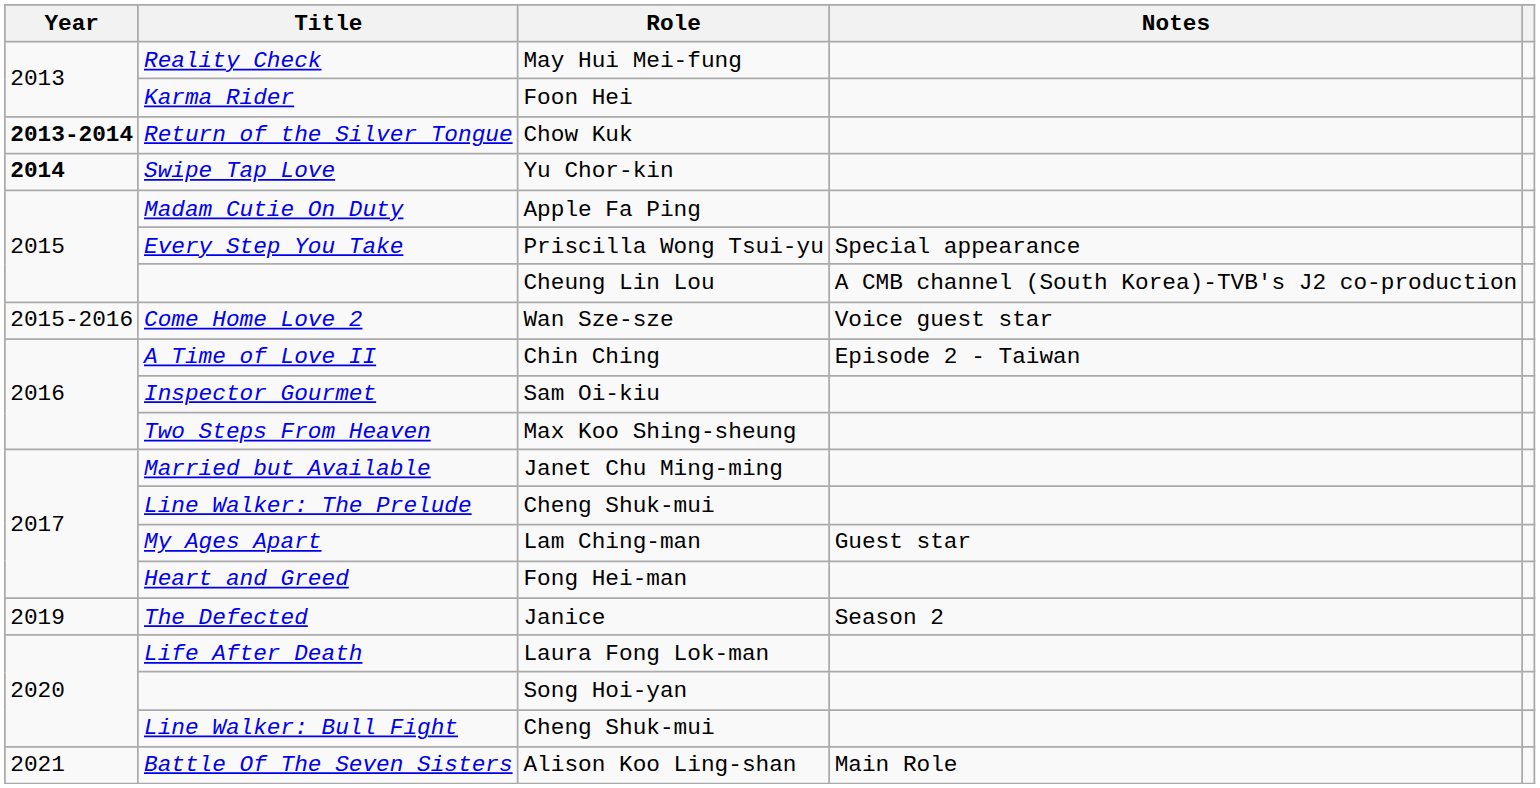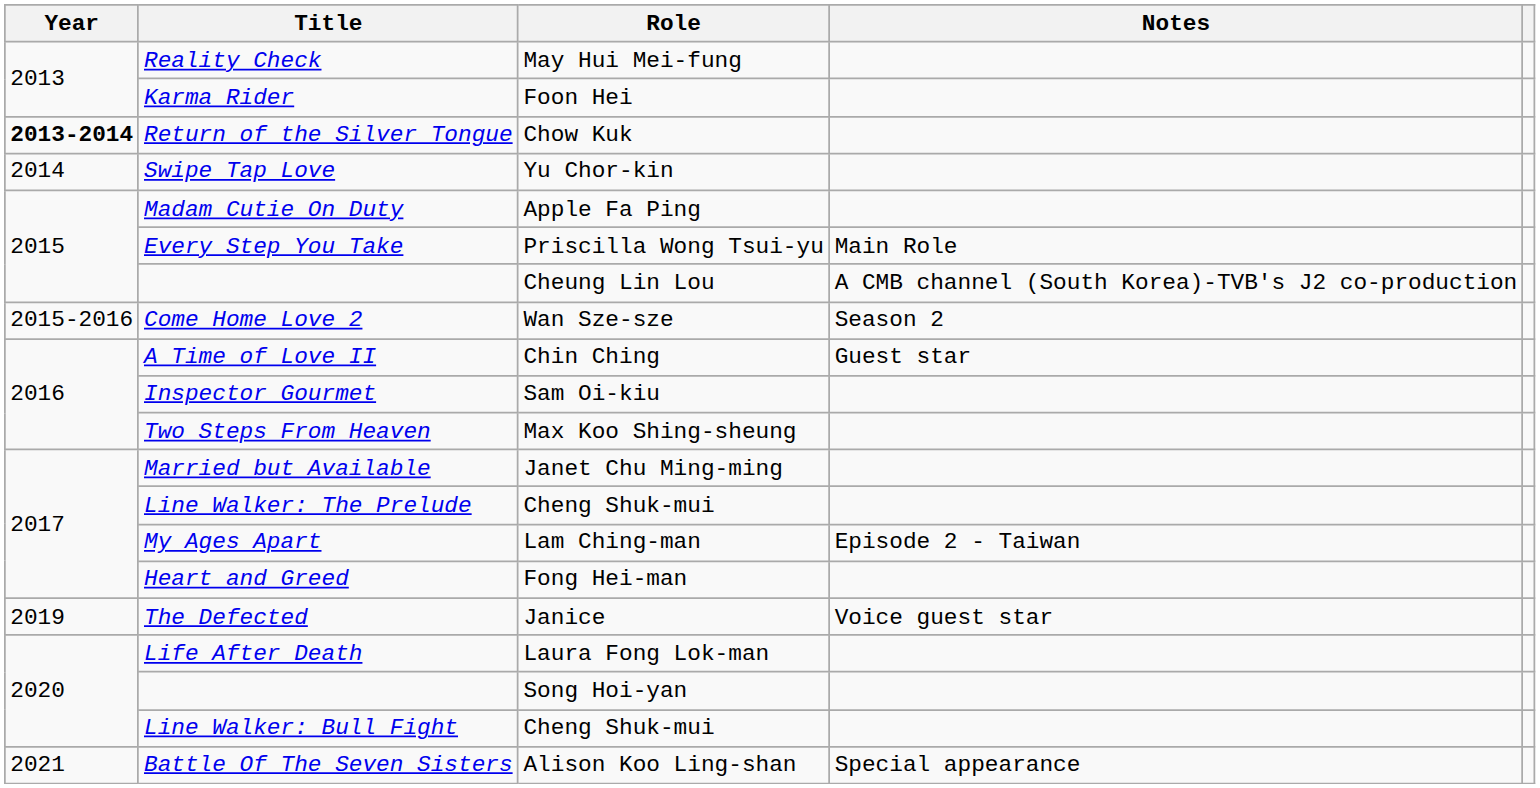(38, 172) bold -> (38, 172) normal
(958, 246) Special appearance -> (896, 246) Main Role
(944, 320) Voice guest star -> (889, 320) Season 2
(958, 357) Episode 2 - Taiwan -> (903, 357) Guest star
(903, 543) Guest star -> (958, 543) Episode 2 - Taiwan
(889, 617) Season 2 -> (944, 617) Voice guest star
(896, 765) Main Role -> (958, 765) Special appearance
